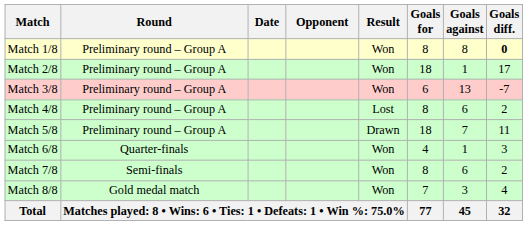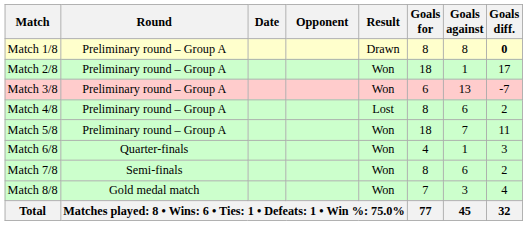(383, 48) Won -> (383, 48) Drawn
(383, 129) Drawn -> (383, 129) Won
